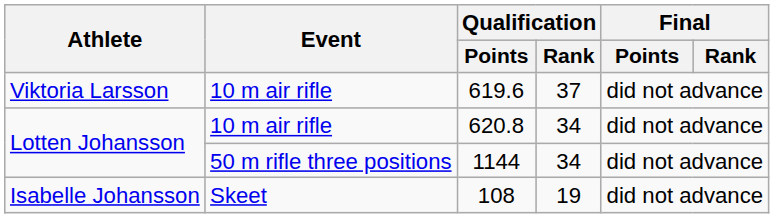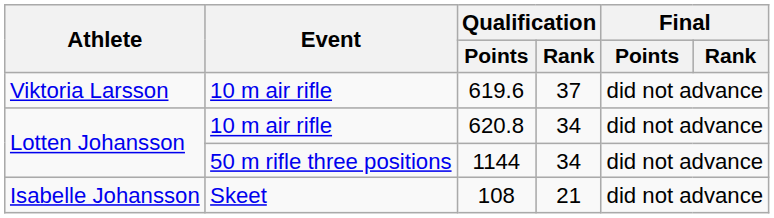(569, 196) 19 -> (569, 196) 21
